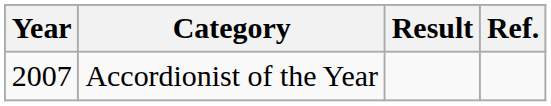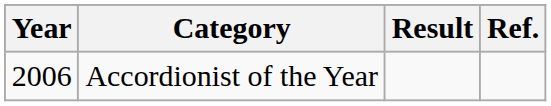(42, 75) 2007 -> (42, 75) 2006
